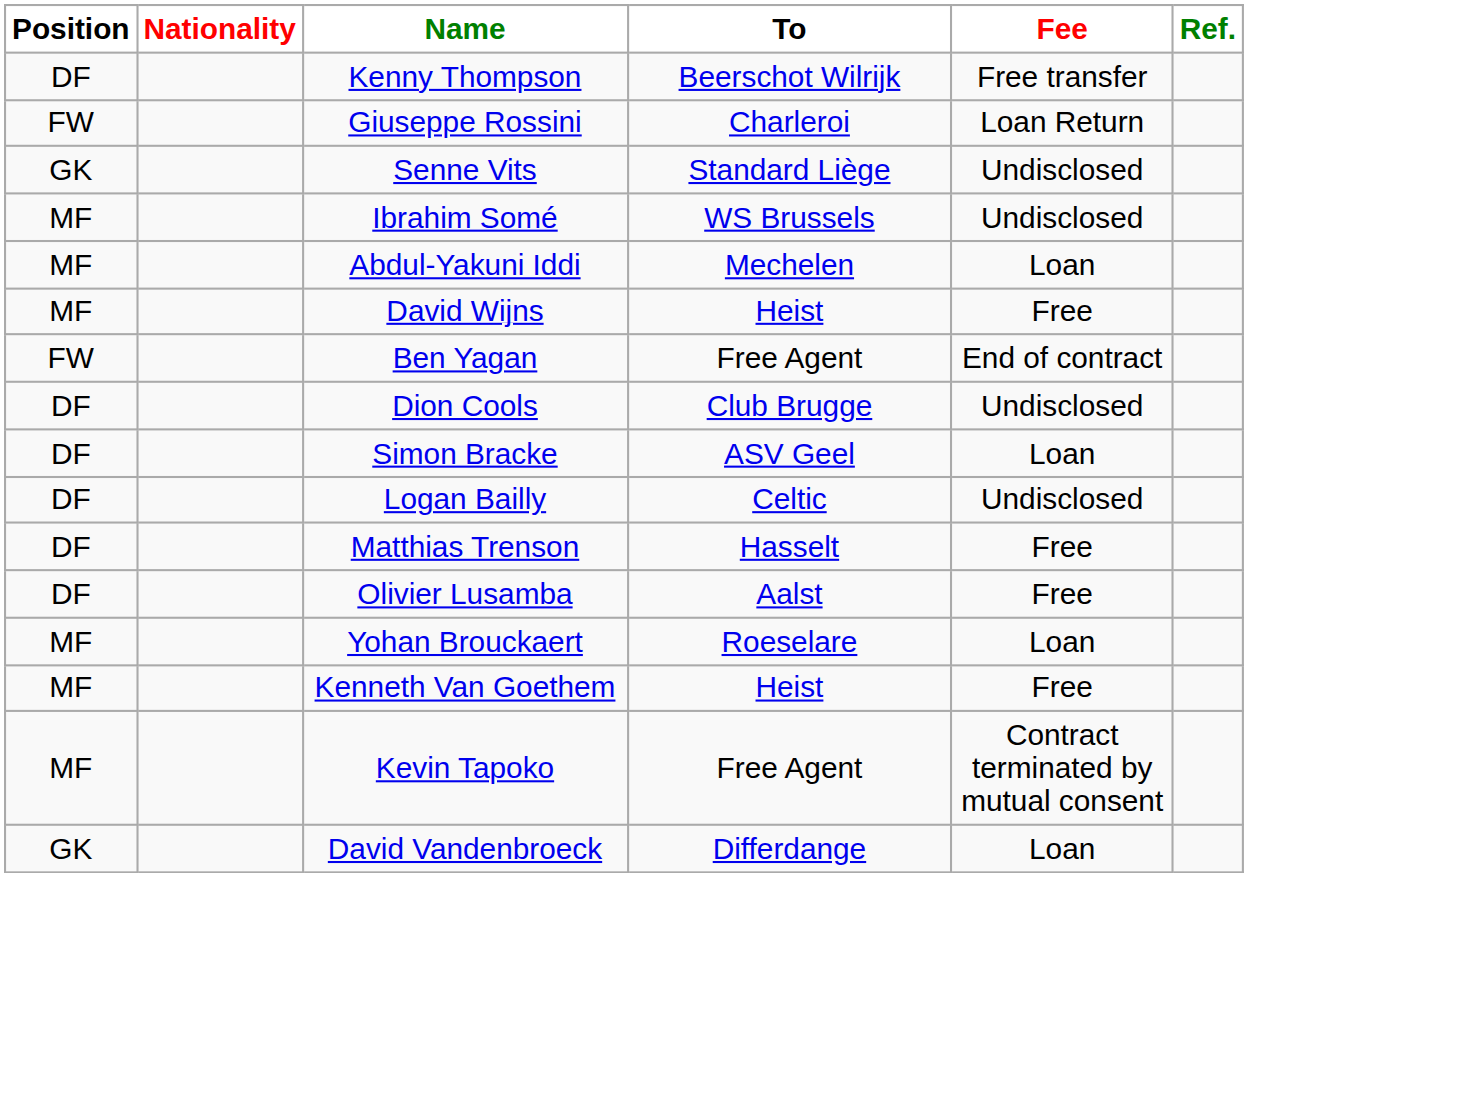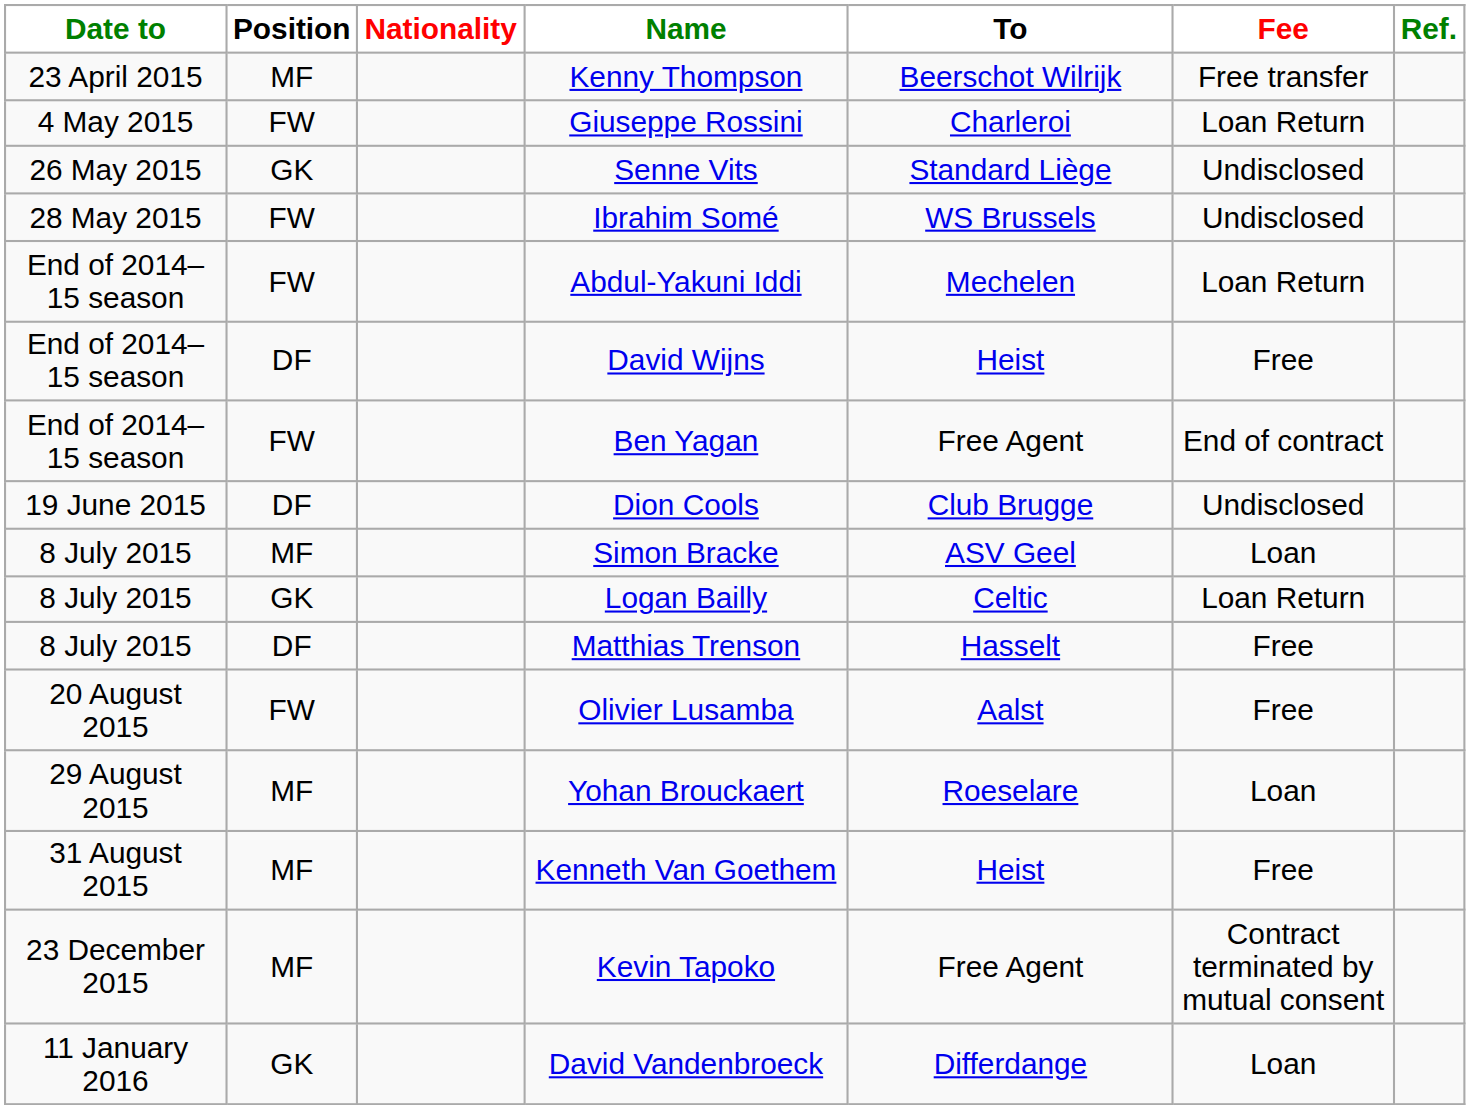+ column: (116, 29)
(71, 76) DF -> (292, 76) MF
(71, 217) MF -> (292, 217) FW
(71, 264) MF -> (292, 281) FW
(1062, 264) Loan -> (1283, 281) Loan Return
(71, 312) MF -> (292, 361) DF
(71, 453) DF -> (292, 552) MF
(71, 500) DF -> (292, 599) GK
(1062, 500) Undisclosed -> (1283, 599) Loan Return
(71, 594) DF -> (292, 710) FW
